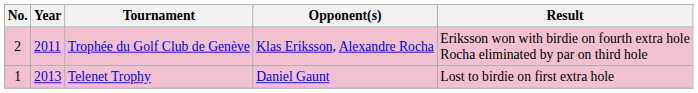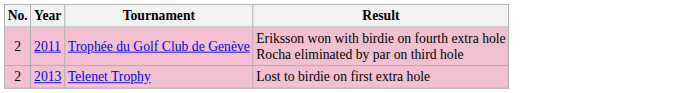- column: (345, 15)
(18, 77) 1 -> (18, 77) 2
